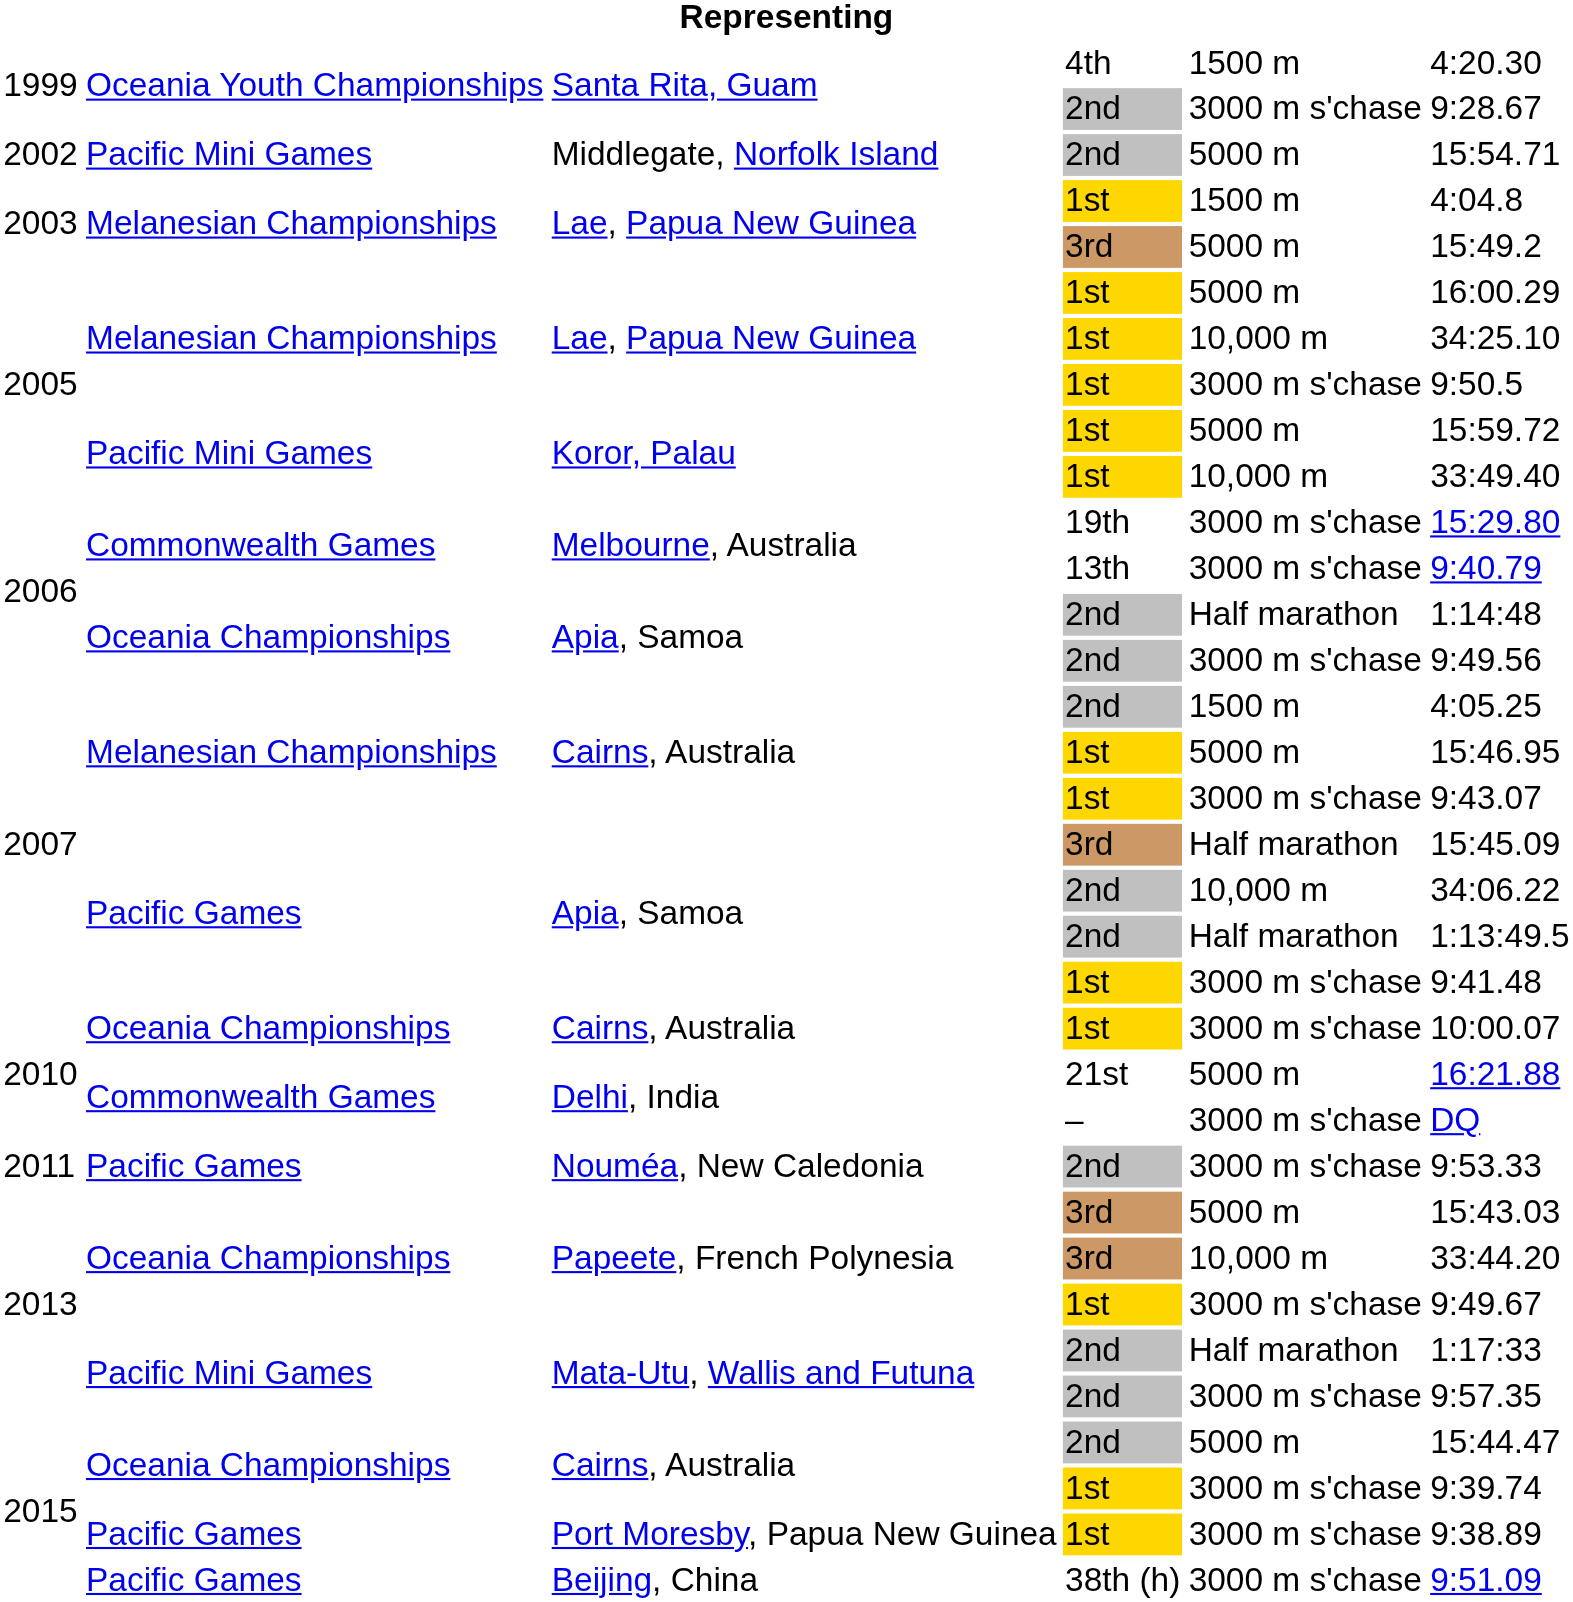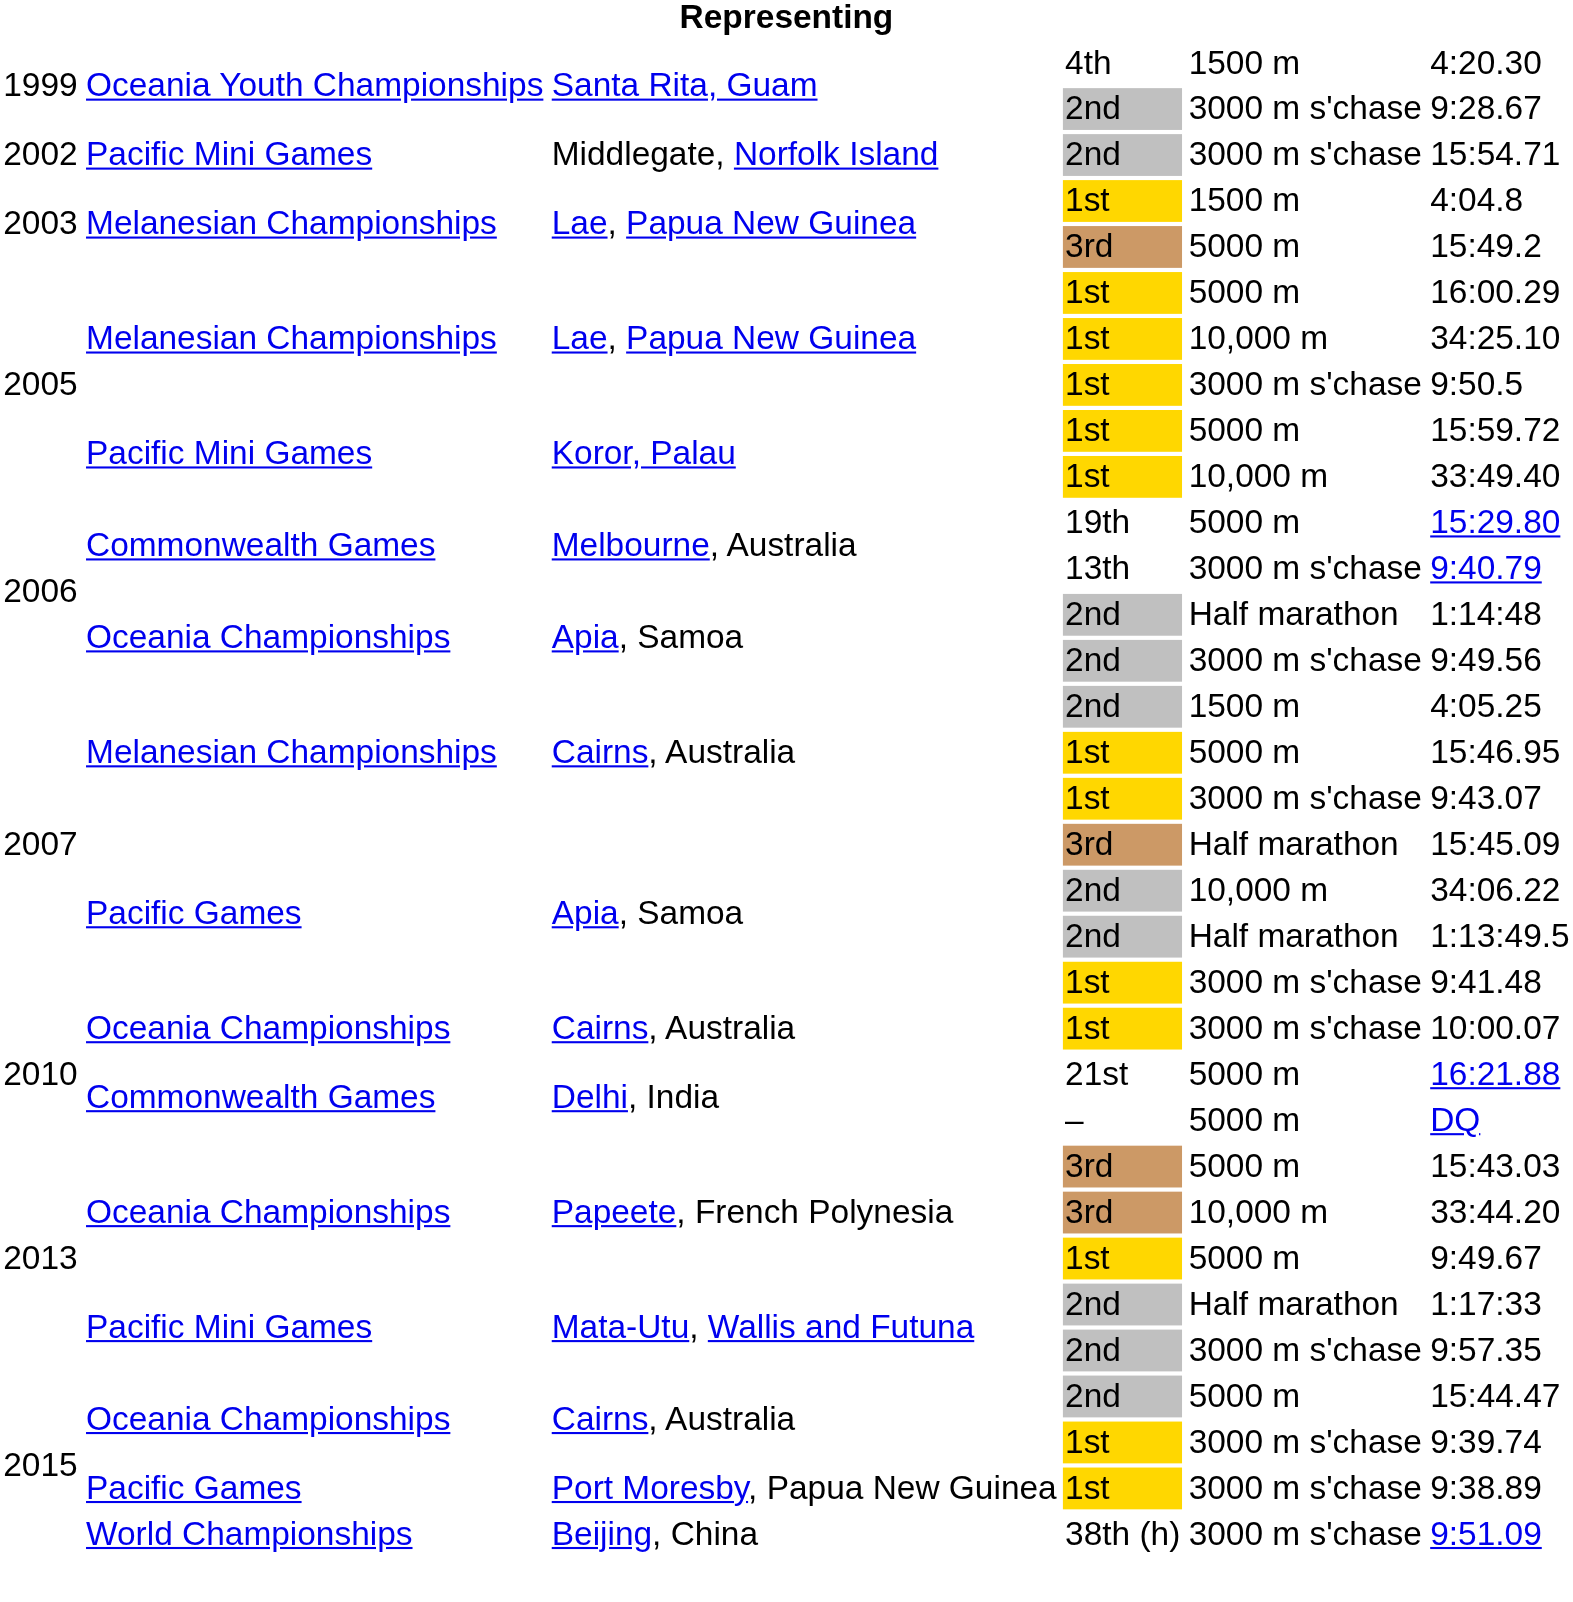(1244, 154) 5000 m -> (1305, 154) 3000 m s'chase
(1305, 522) 3000 m s'chase -> (1244, 522) 5000 m
(1305, 1120) 3000 m s'chase -> (1244, 1120) 5000 m
- row: (738, 1166)
(1305, 1303) 3000 m s'chase -> (1244, 1257) 5000 m
(194, 1579) Pacific Games -> (249, 1533) World Championships
